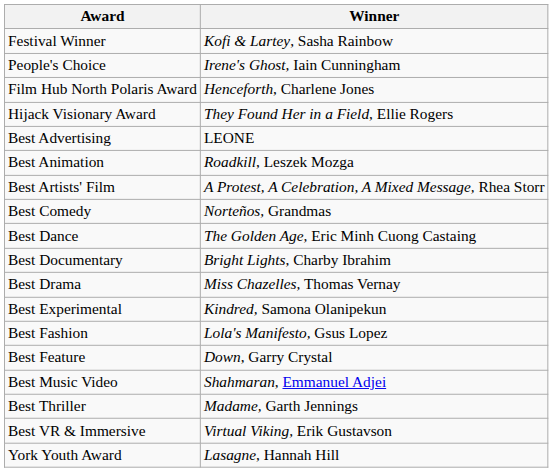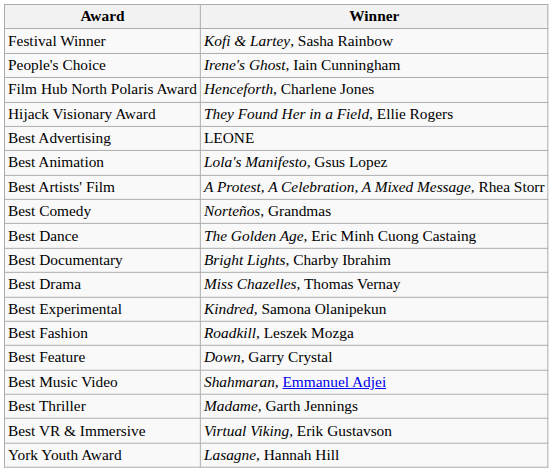(279, 162) Roadkill, Leszek Mozga -> (296, 162) Lola's Manifesto, Gsus Lopez
(296, 333) Lola's Manifesto, Gsus Lopez -> (279, 333) Roadkill, Leszek Mozga
